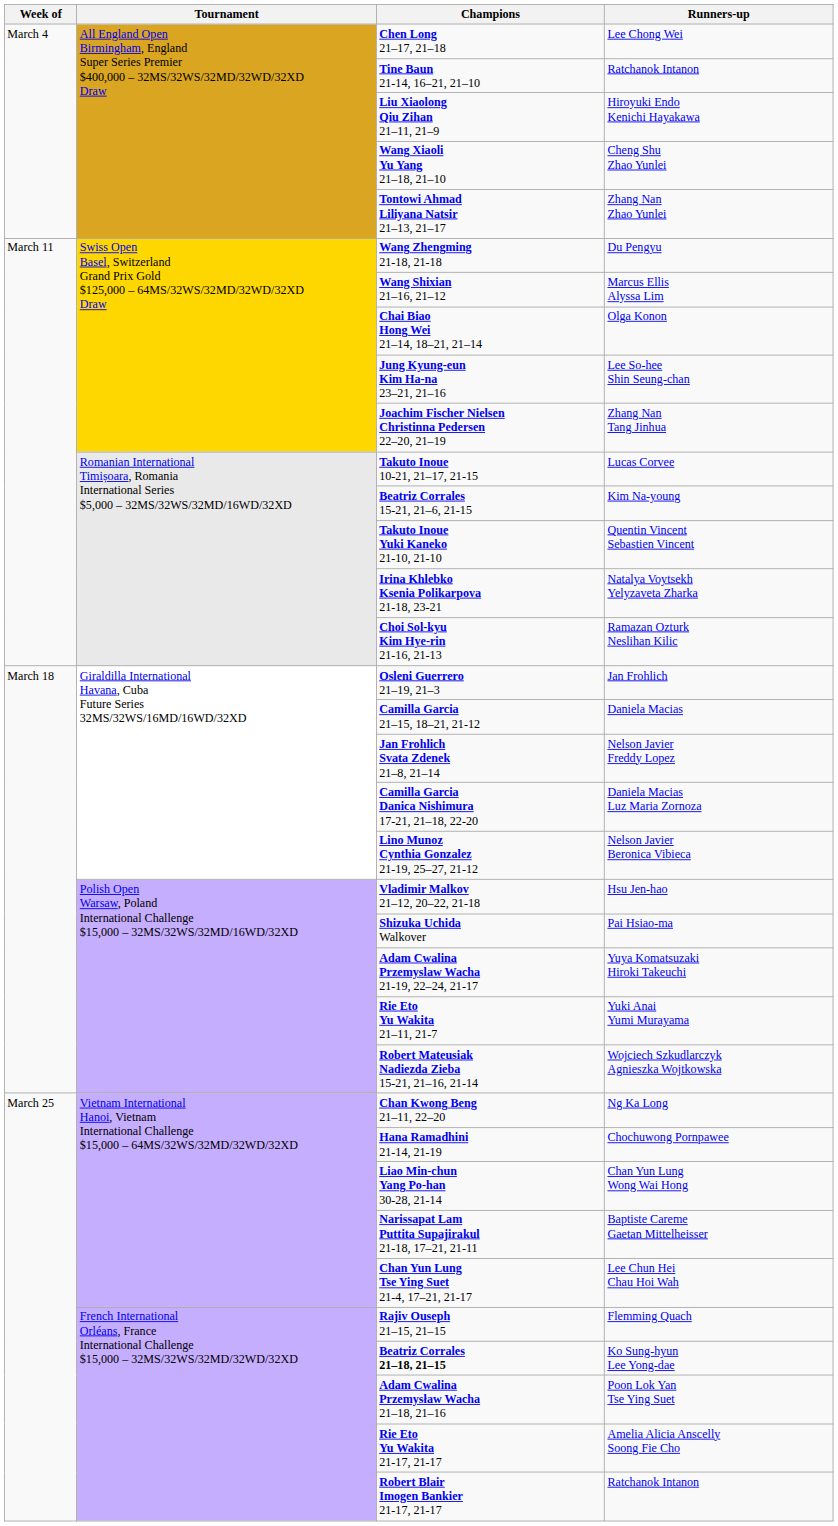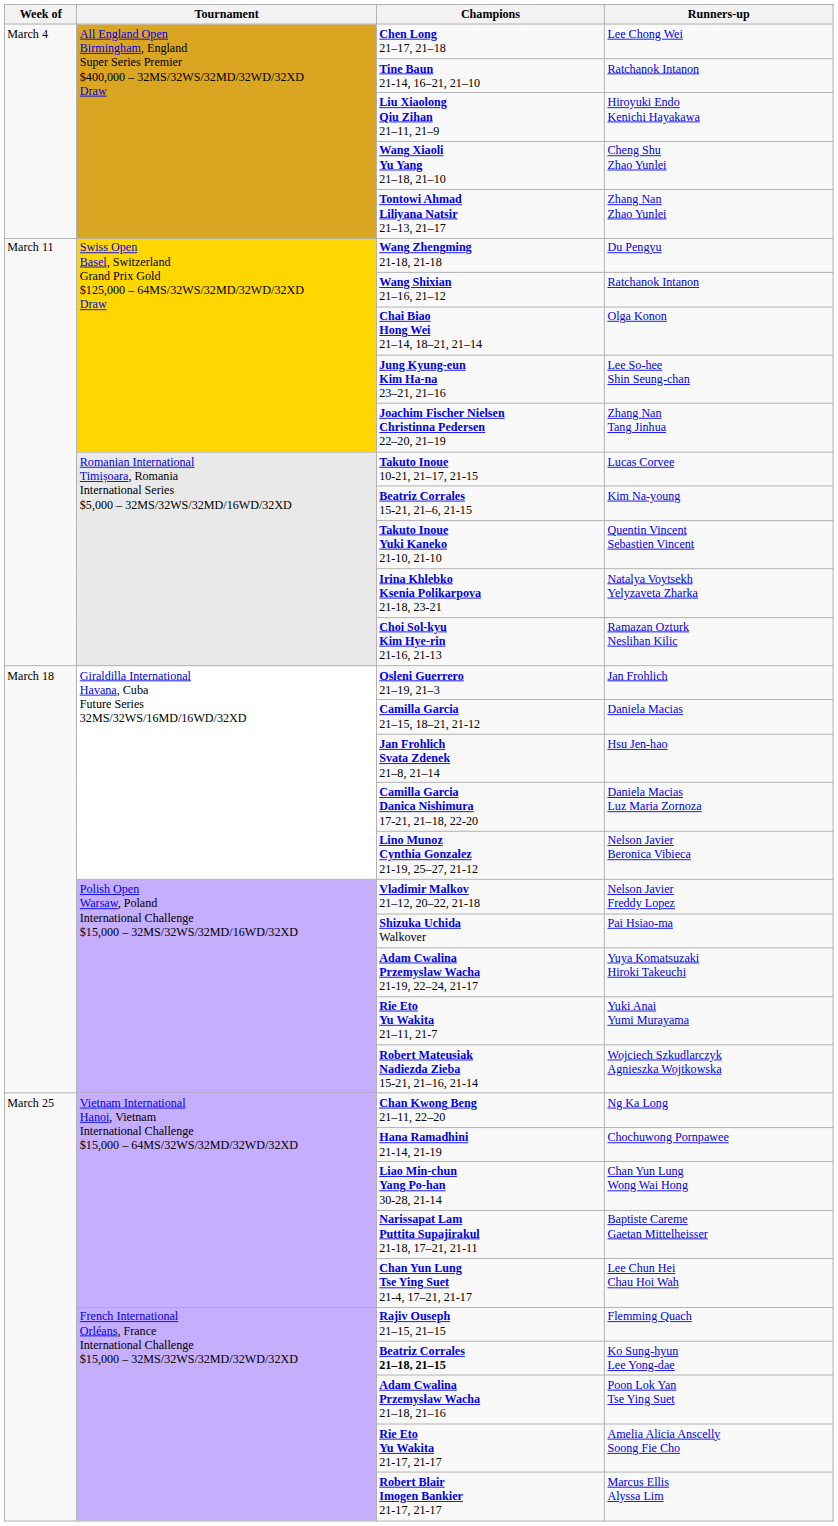(638, 289) Marcus Ellis Alyssa Lim -> (653, 282) Ratchanok Intanon
(641, 750) Nelson Javier Freddy Lopez -> (638, 743) Hsu Jen-hao
(638, 889) Hsu Jen-hao -> (641, 896) Nelson Javier Freddy Lopez
(653, 1481) Ratchanok Intanon -> (638, 1489) Marcus Ellis Alyssa Lim
